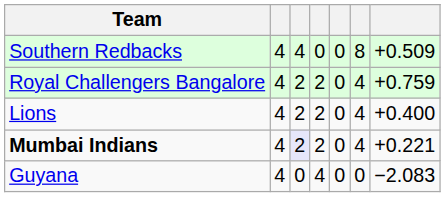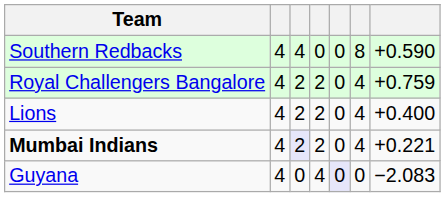(405, 51) +0.509 -> (405, 51) +0.590
(340, 176) no background -> (340, 176) lavender background
